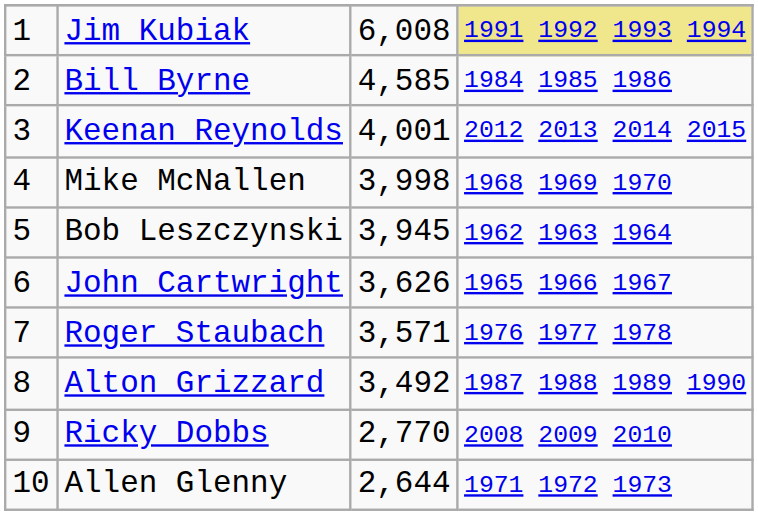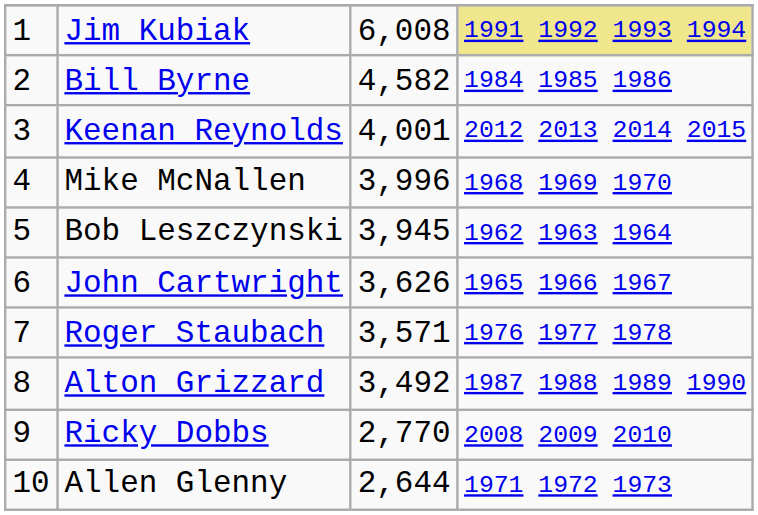(404, 81) 4,585 -> (404, 81) 4,582
(404, 182) 3,998 -> (404, 182) 3,996
